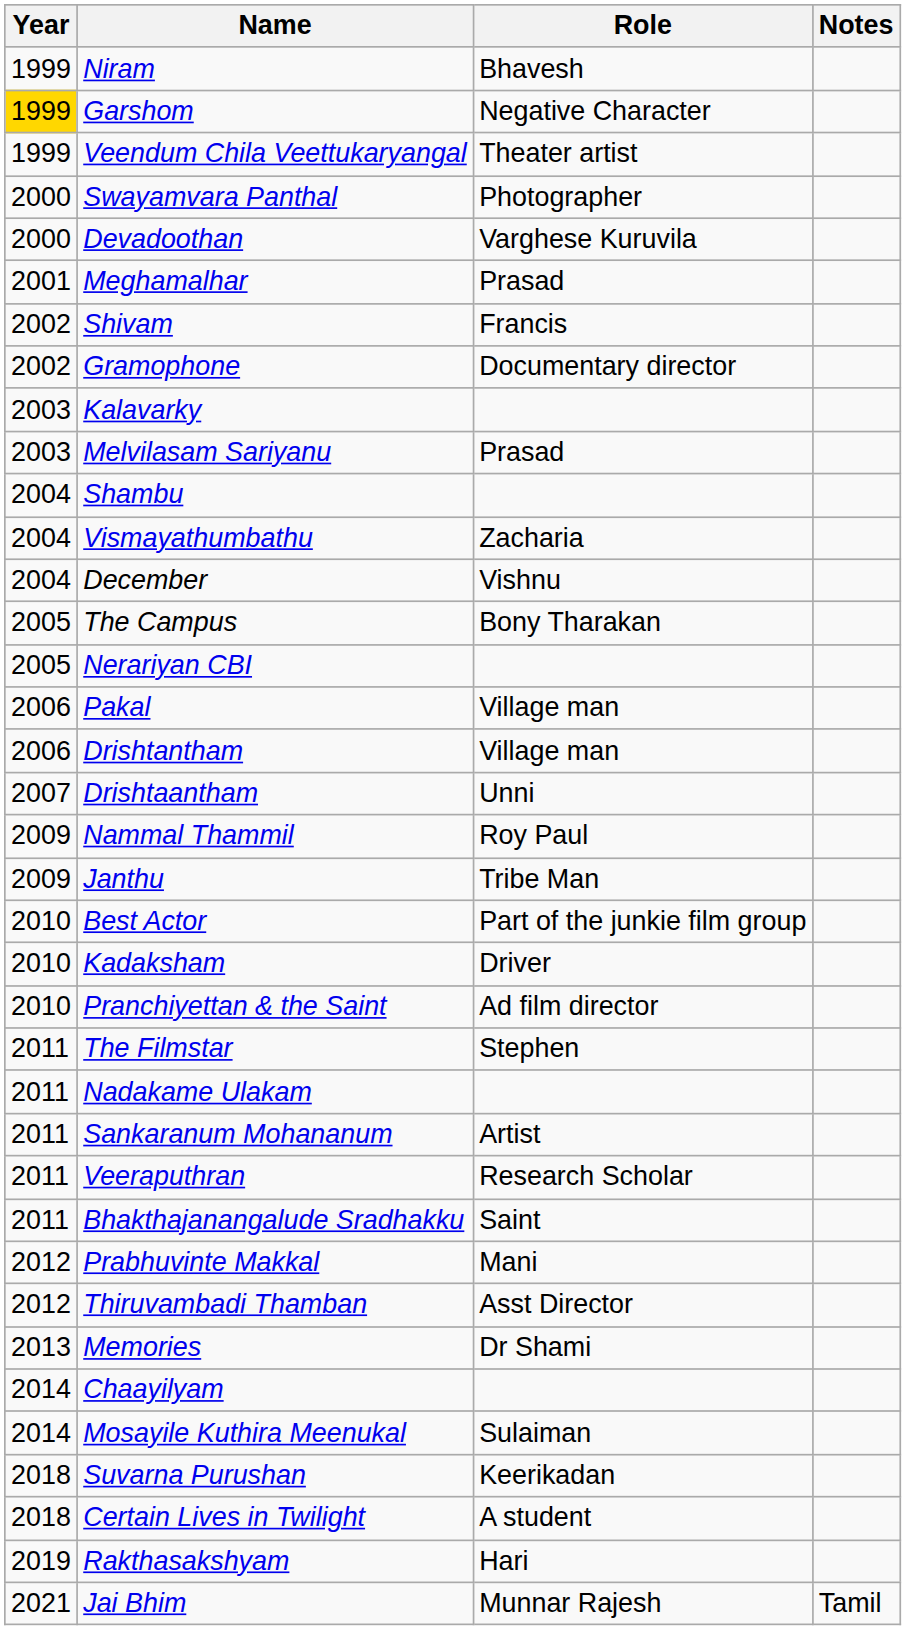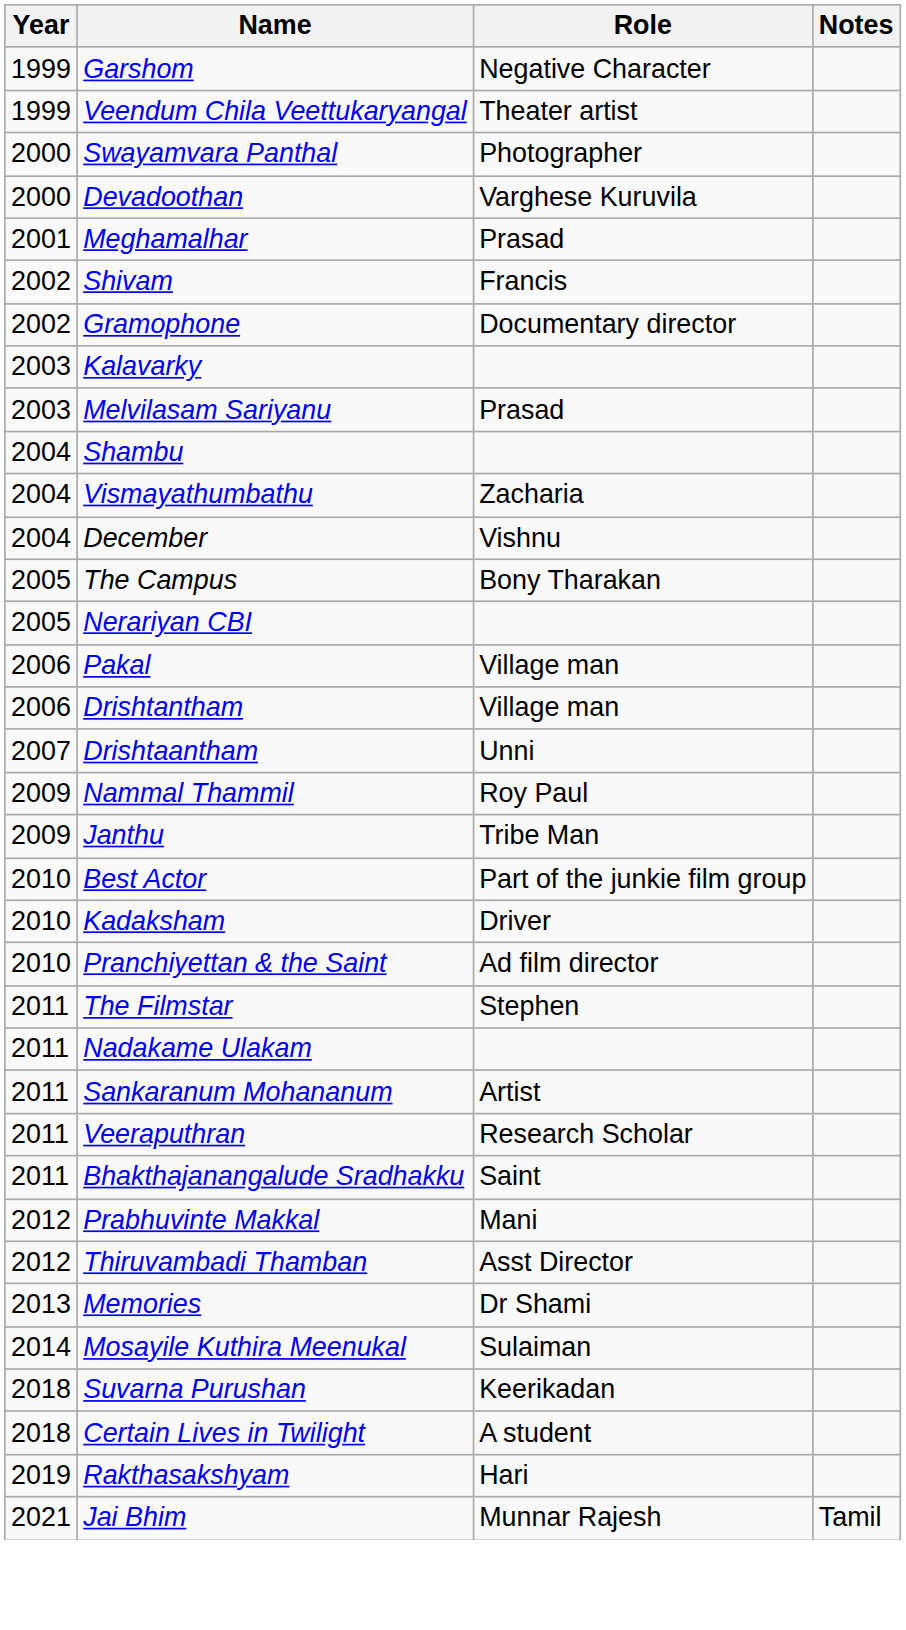- row: (119, 68)
(41, 111) gold background -> (41, 68) no background
- row: (153, 1389)
